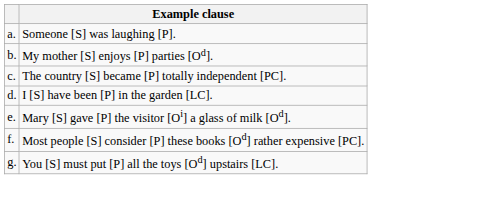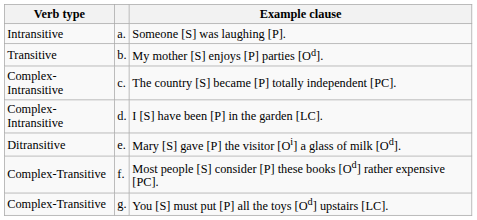+ column: (59, 14)
